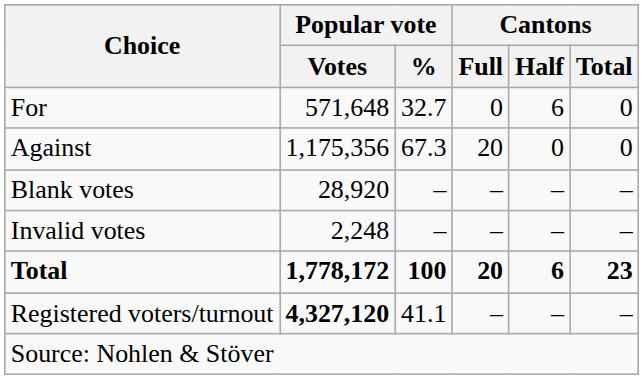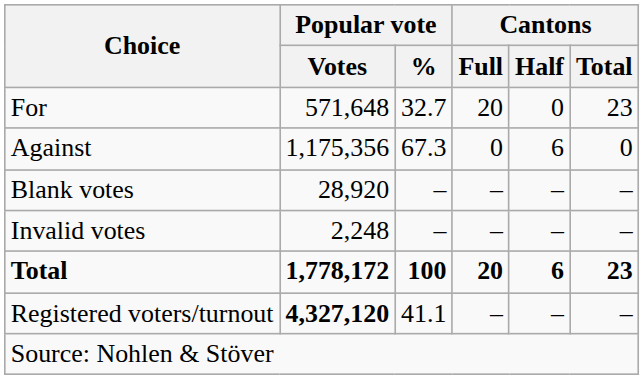(497, 107) 0 -> (490, 107) 20
(557, 107) 6 -> (557, 107) 0
(626, 107) 0 -> (620, 107) 23
(490, 148) 20 -> (497, 148) 0
(557, 148) 0 -> (557, 148) 6
